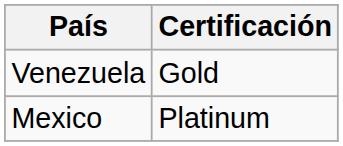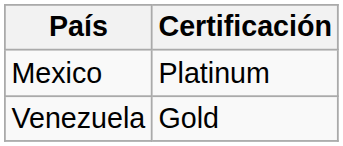rows swapped: (57, 118) <-> (78, 72)
